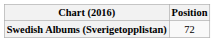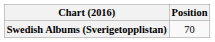(190, 29) 72 -> (190, 29) 70
